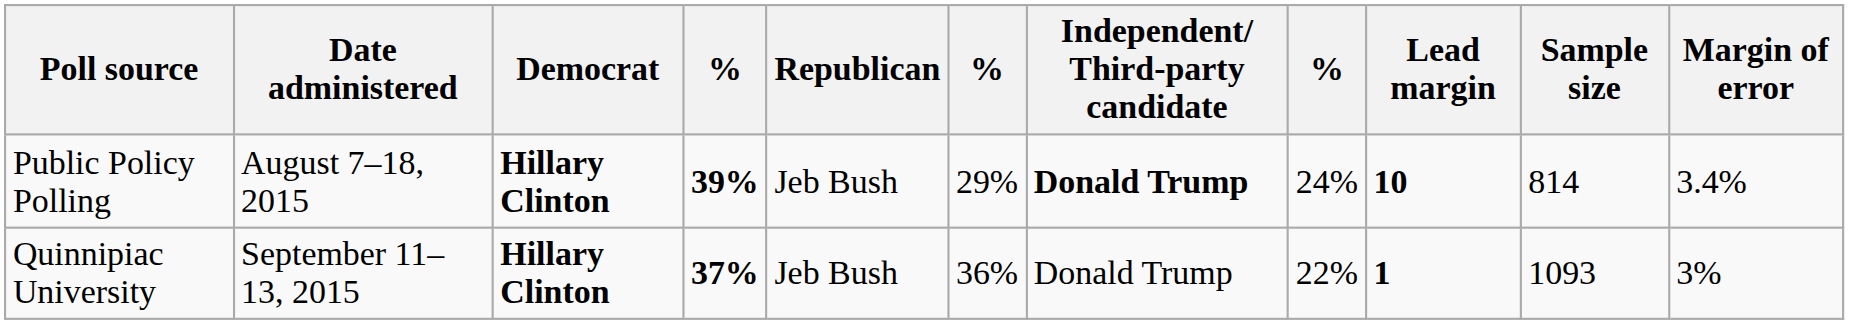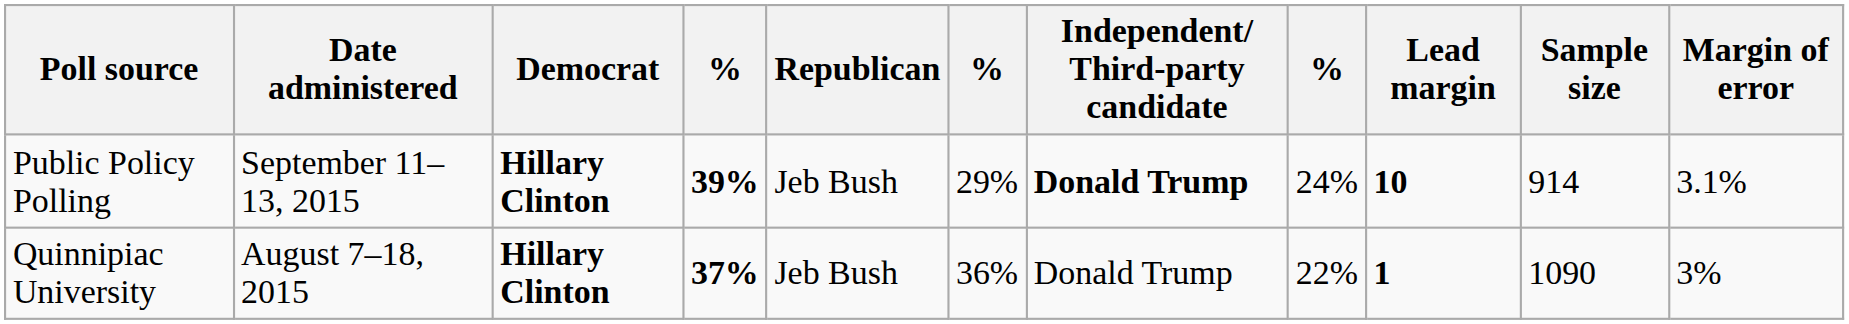(332, 180) August 7–18, 2015 -> (343, 180) September 11–13, 2015
(1554, 180) 814 -> (1554, 180) 914
(1712, 180) 3.4% -> (1712, 180) 3.1%
(343, 272) September 11–13, 2015 -> (332, 272) August 7–18, 2015
(1562, 272) 1093 -> (1562, 272) 1090
